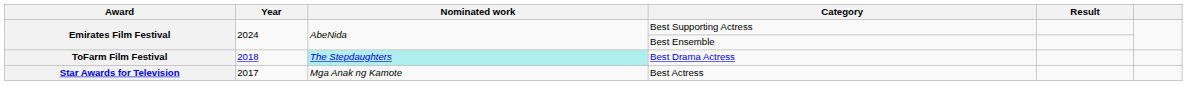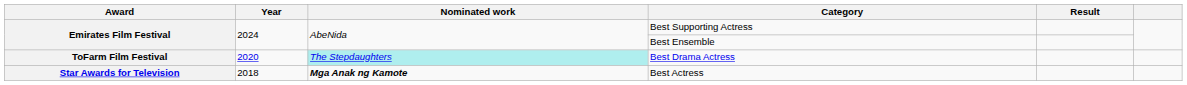(248, 57) 2018 -> (248, 57) 2020
(248, 73) 2017 -> (248, 73) 2018
(356, 73) normal -> (359, 73) bold
